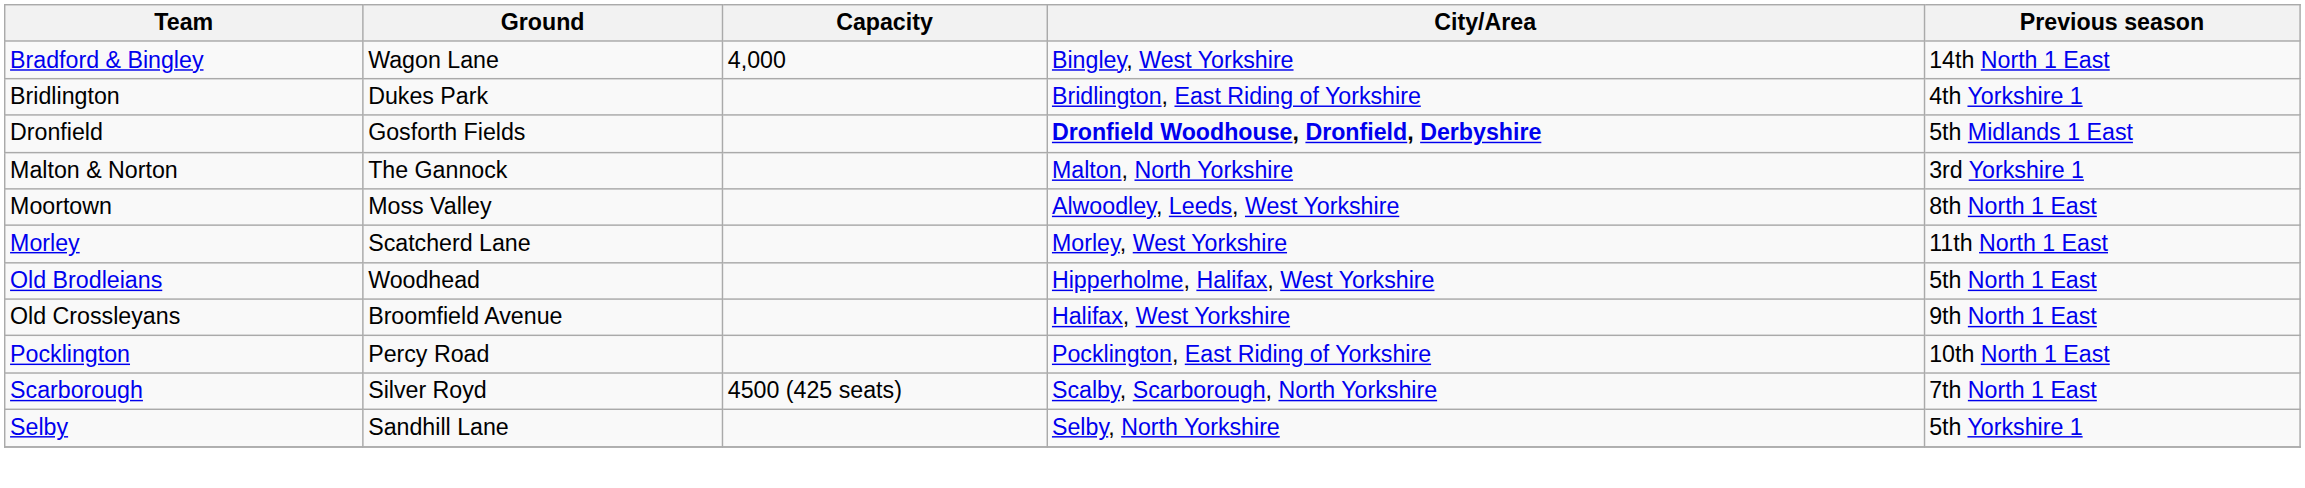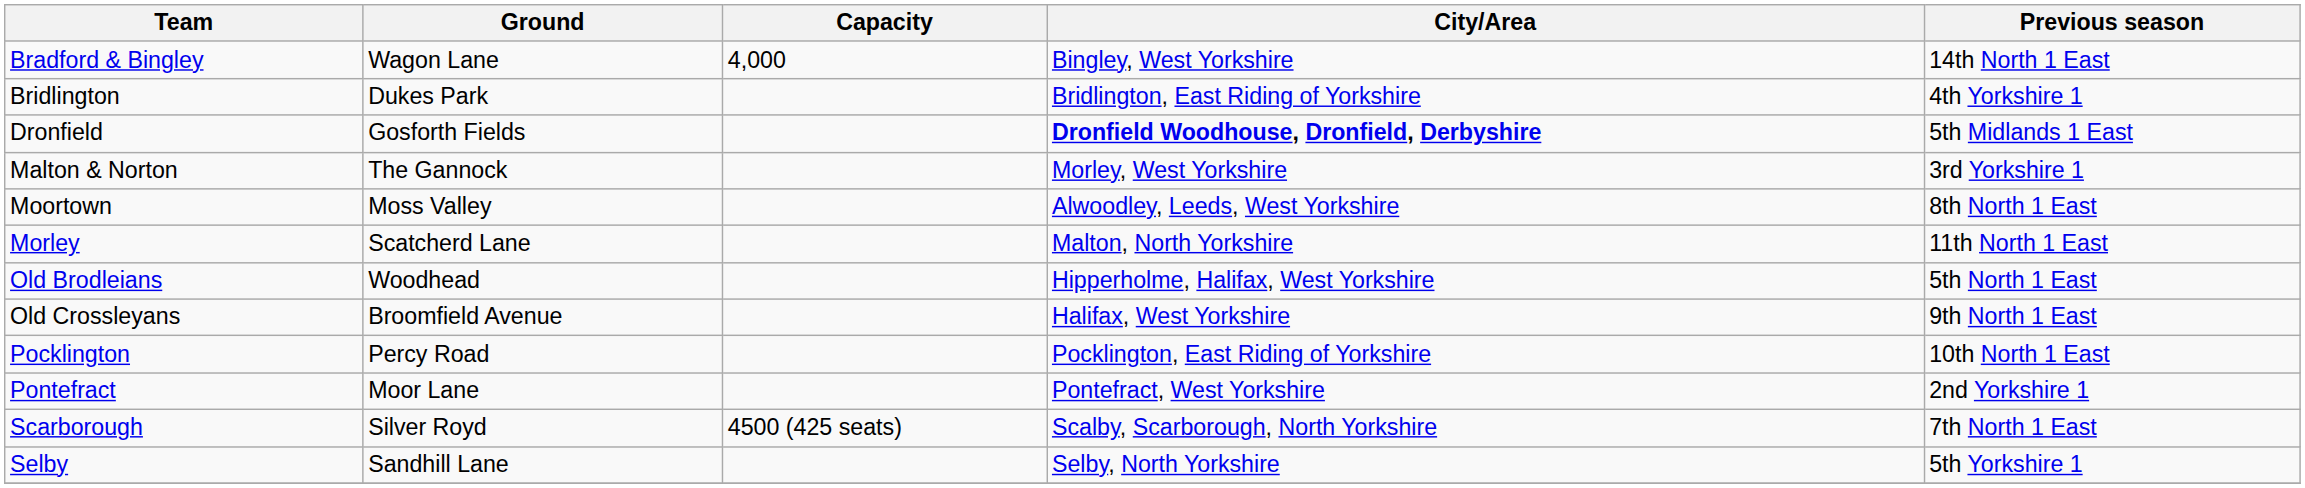(1173, 170) Malton, North Yorkshire -> (1169, 170) Morley, West Yorkshire
(1169, 243) Morley, West Yorkshire -> (1173, 243) Malton, North Yorkshire
+ row: (63, 390)
